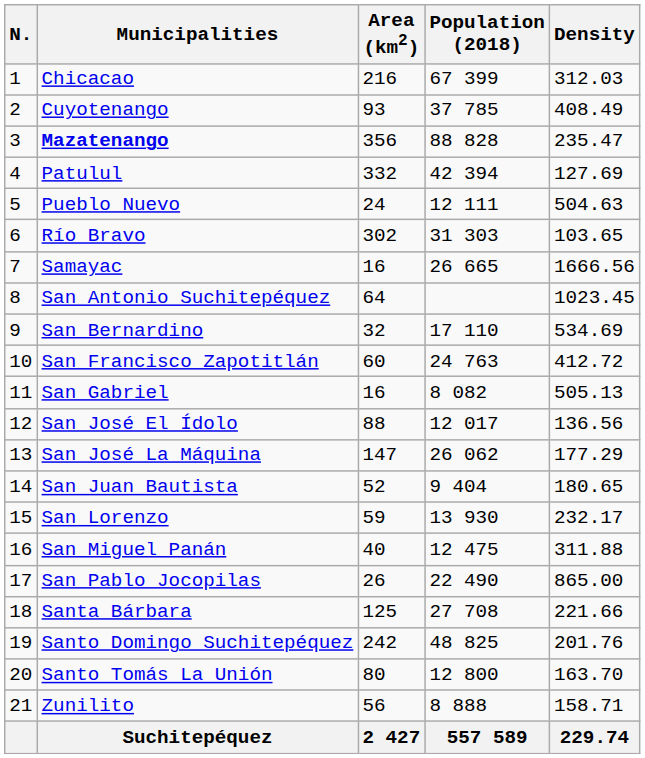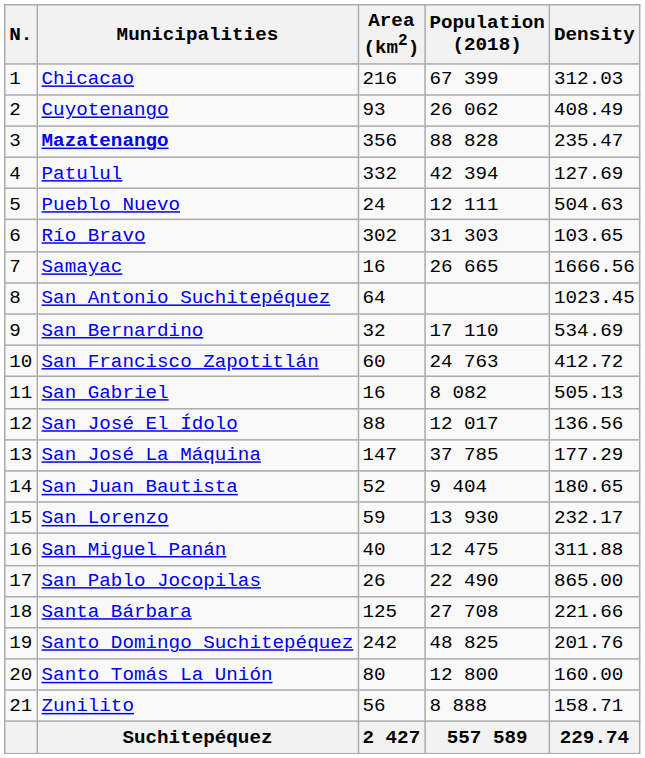(464, 110) 37 785 -> (464, 110) 26 062
(464, 455) 26 062 -> (464, 455) 37 785
(589, 675) 163.70 -> (589, 675) 160.00
